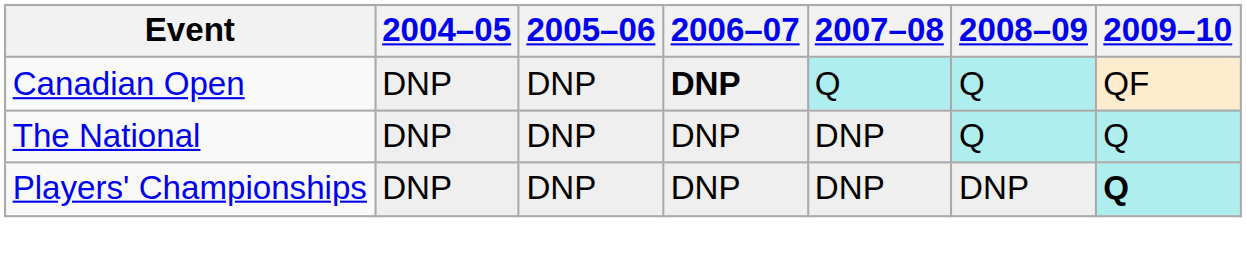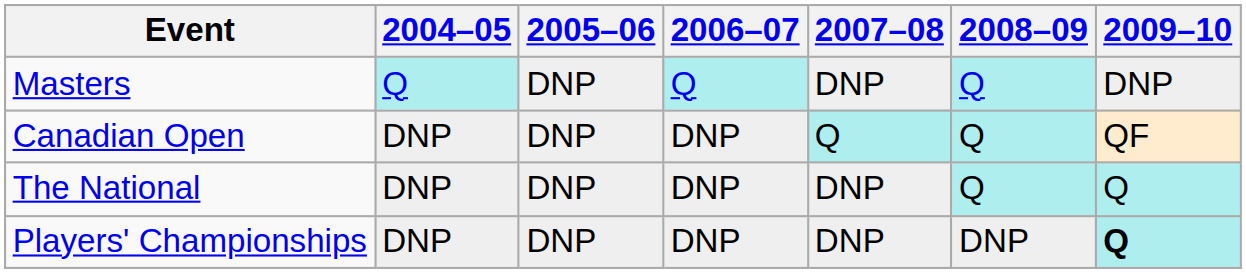+ row: (72, 83)
(706, 83) bold -> (706, 135) normal
